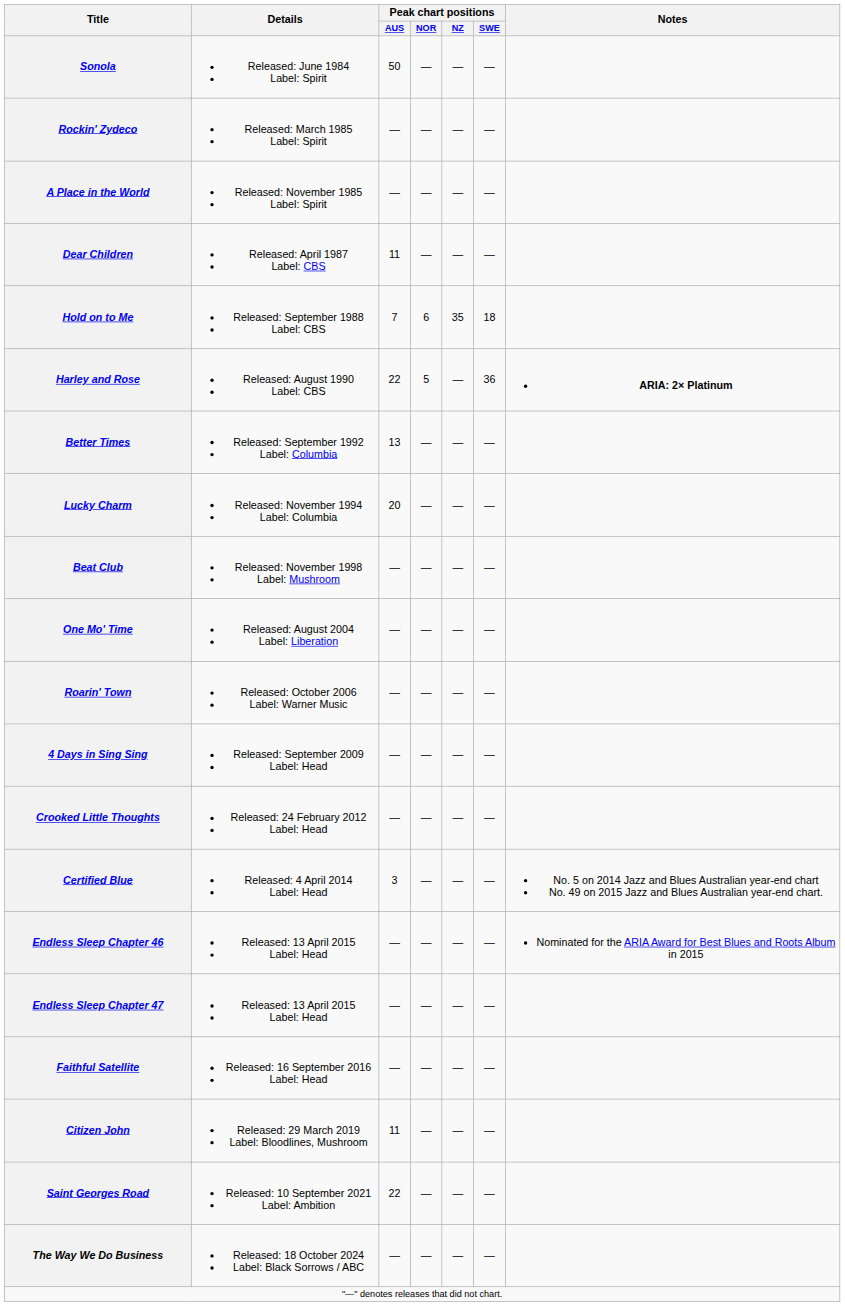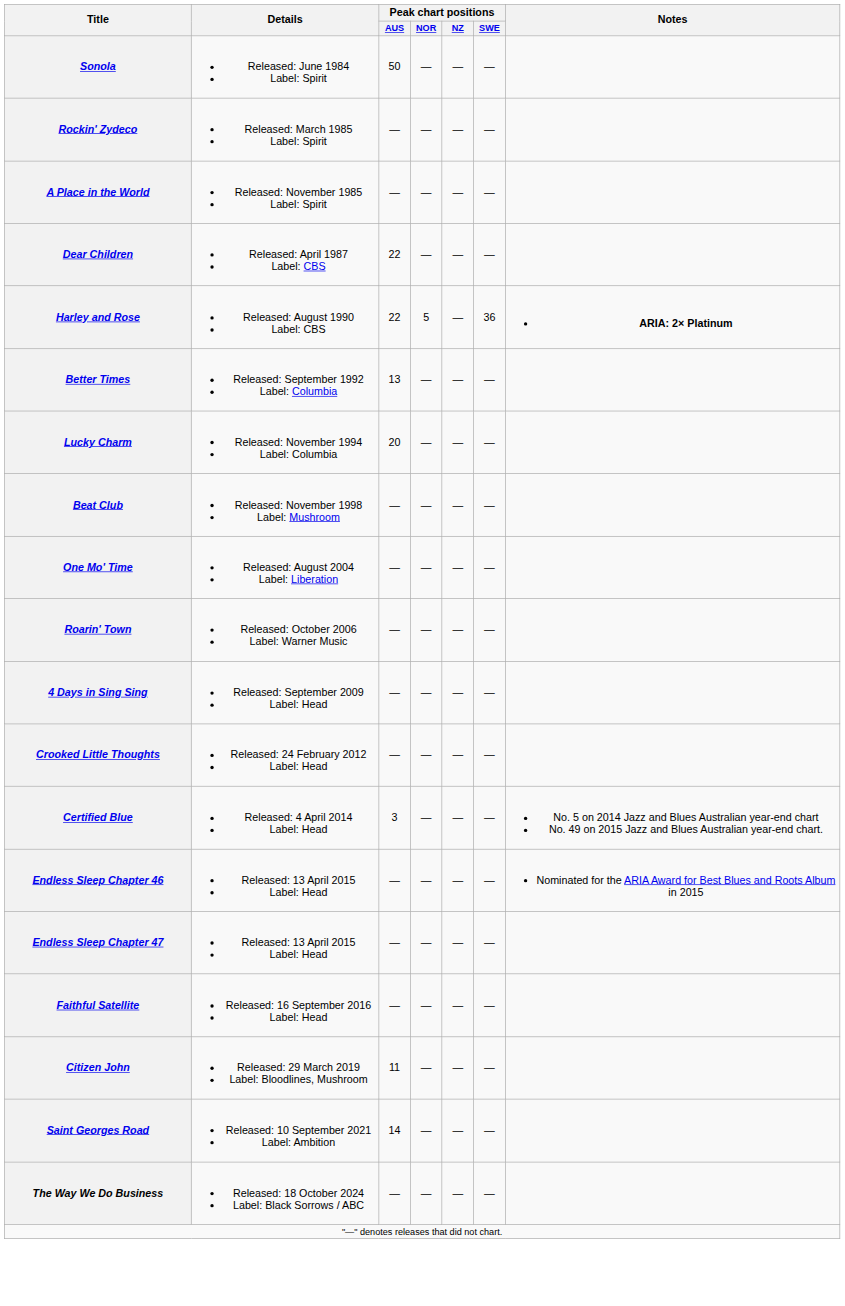(395, 254) 11 -> (395, 254) 22
- row: (98, 317)
(395, 1193) 22 -> (395, 1130) 14
